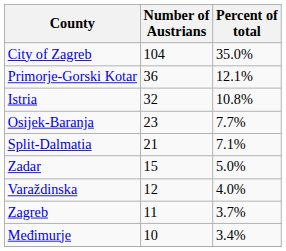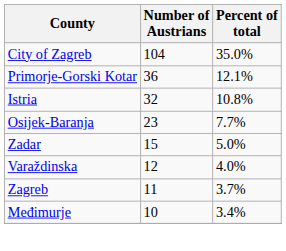- row: (50, 144)
